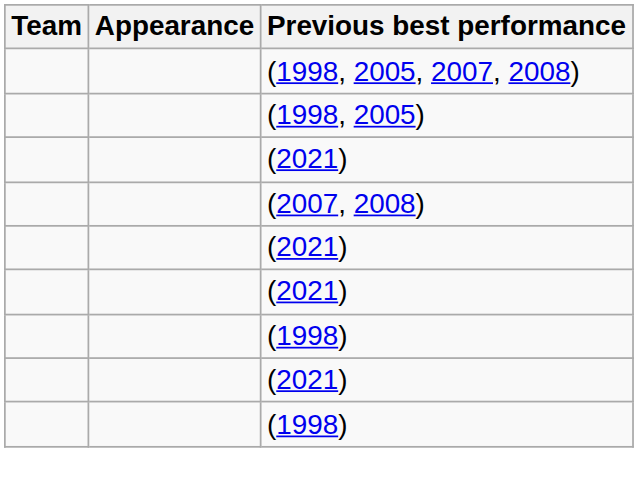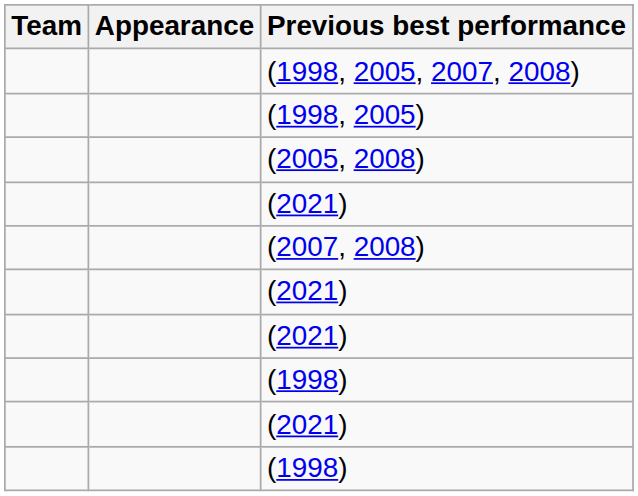+ row: (47, 159)
